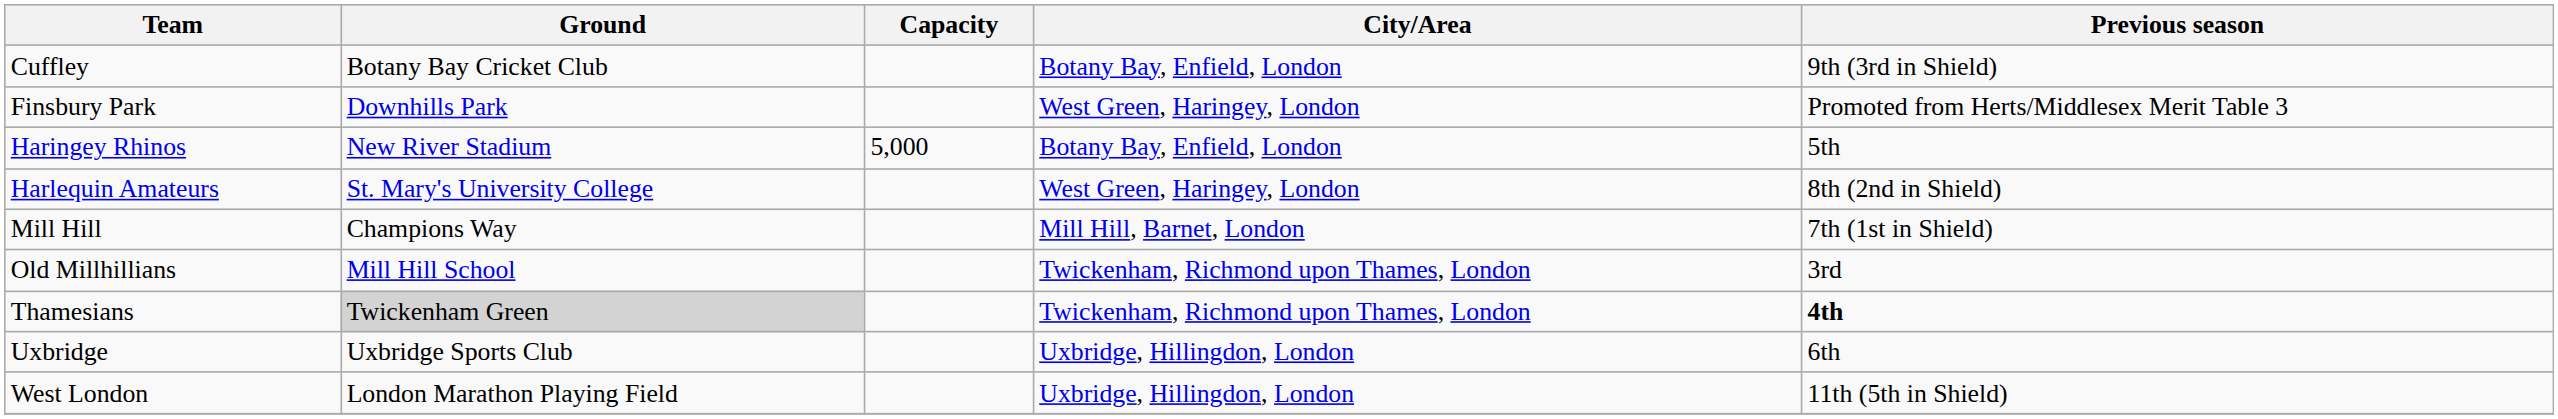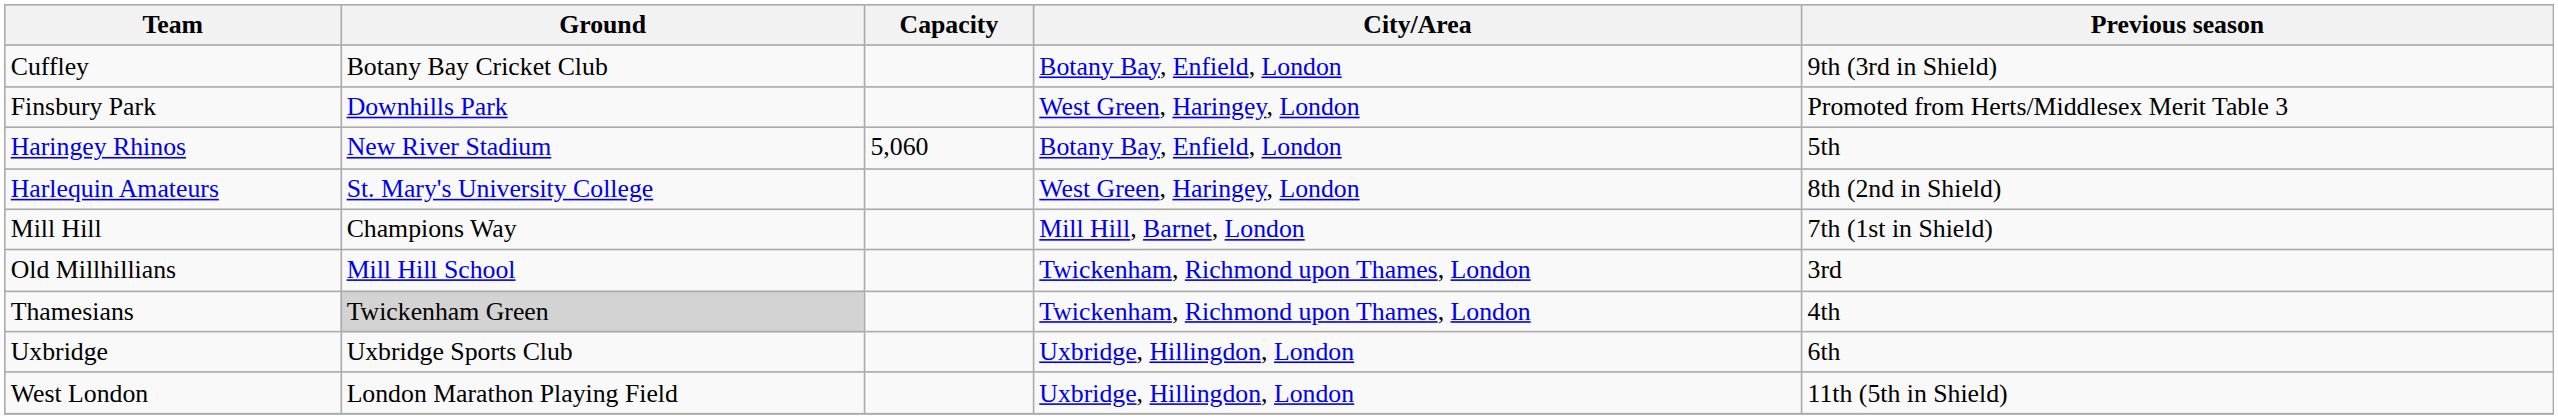(899, 147) 5,000 -> (899, 147) 5,060
(1825, 310) bold -> (1824, 310) normal
